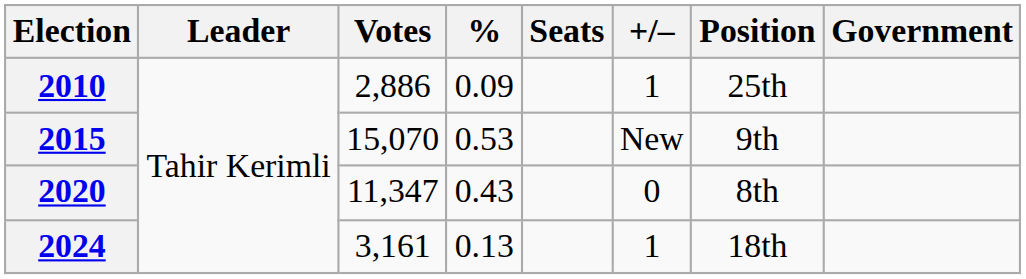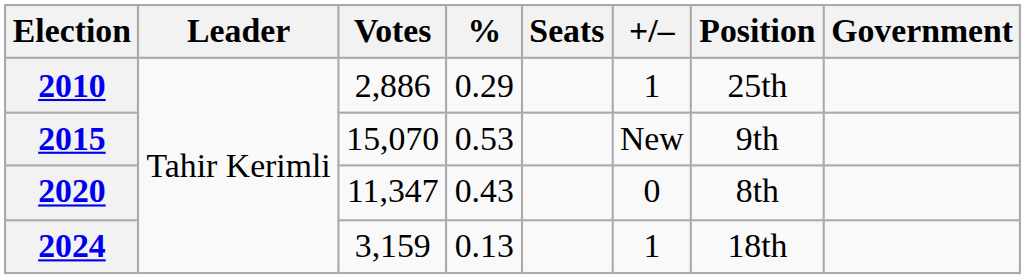(484, 84) 0.09 -> (484, 84) 0.29
(393, 245) 3,161 -> (393, 245) 3,159
